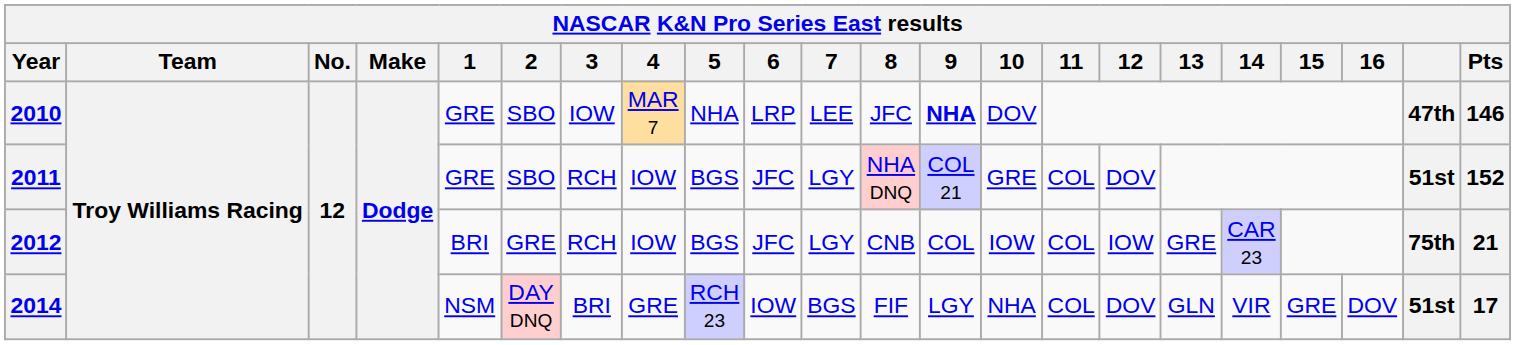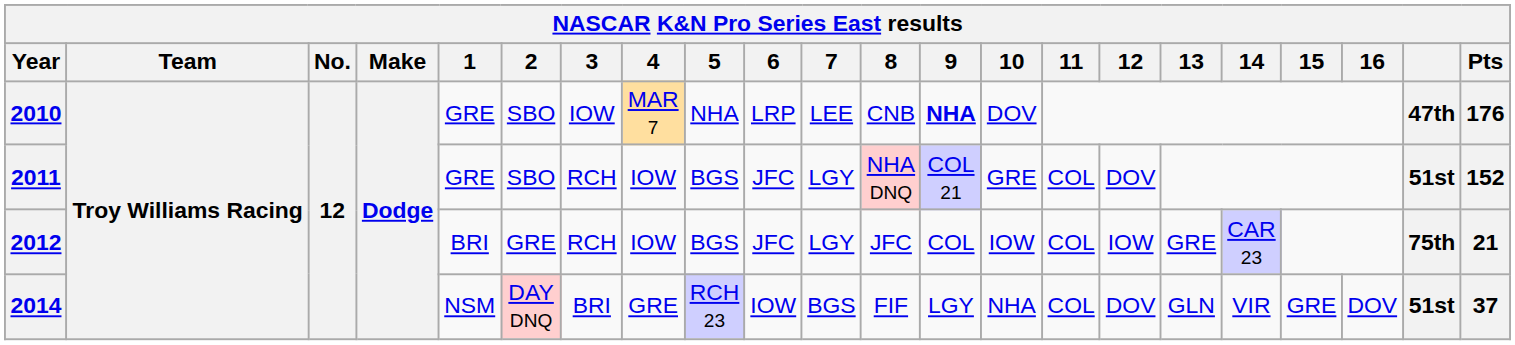(891, 113) JFC -> (891, 113) CNB
(1485, 113) 146 -> (1485, 113) 176
(891, 242) CNB -> (891, 242) JFC
(1485, 306) 17 -> (1485, 306) 37
